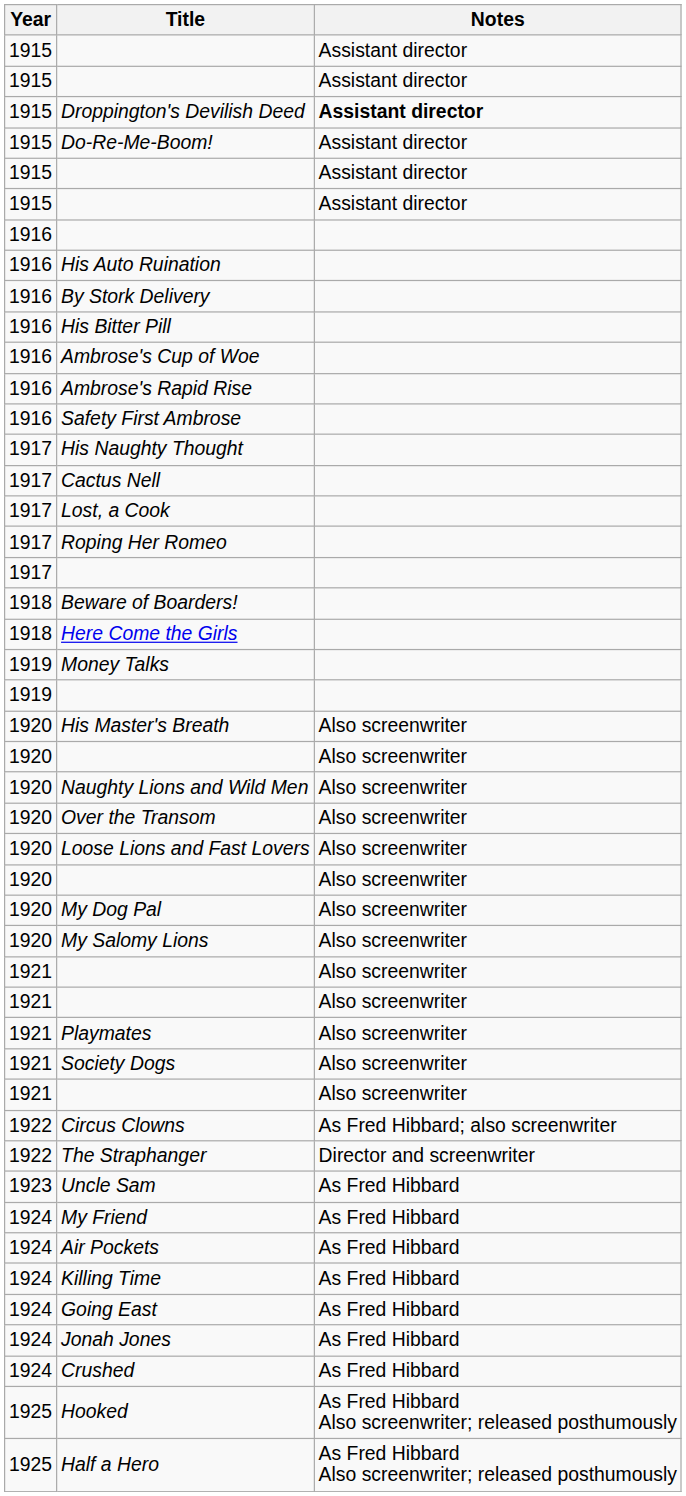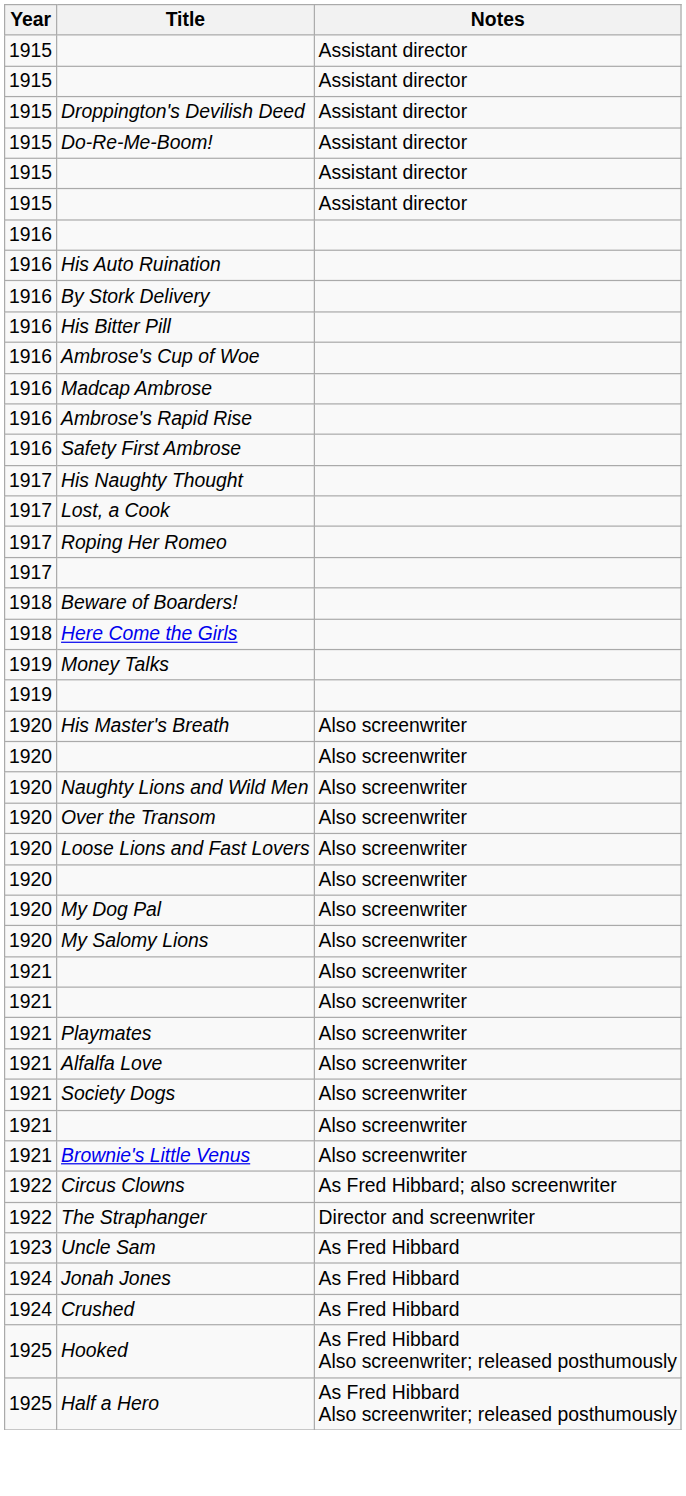(401, 111) bold -> (393, 111) normal
+ row: (31, 388)
- row: (31, 480)
+ row: (31, 1063)
+ row: (31, 1155)
- row: (31, 1217)
- row: (31, 1248)
- row: (31, 1278)
- row: (31, 1309)
